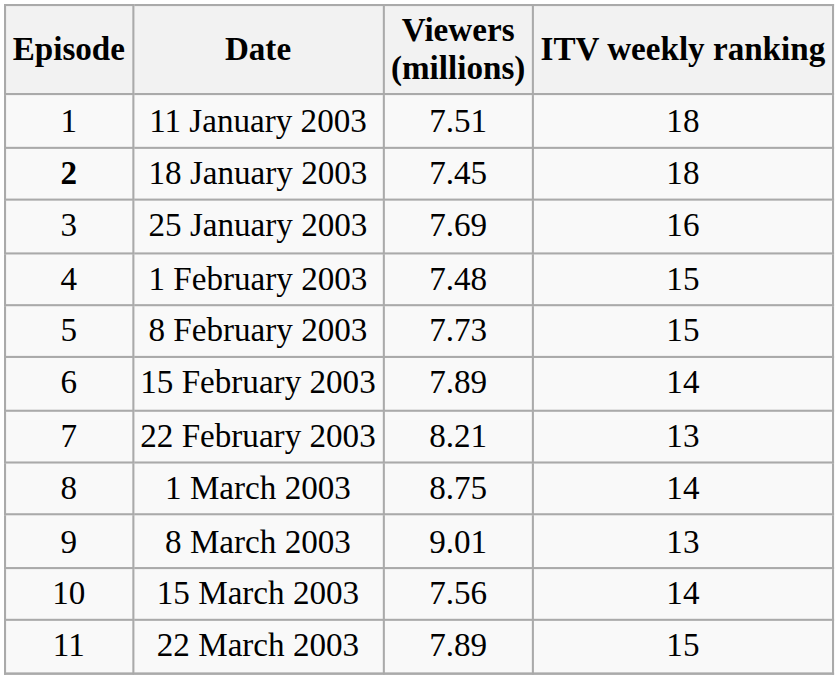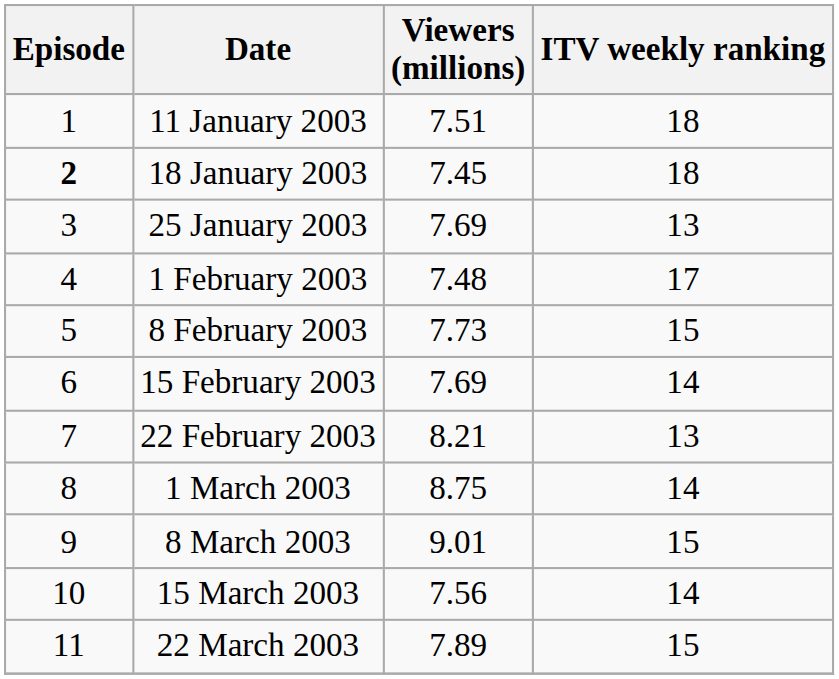(683, 225) 16 -> (683, 225) 13
(683, 278) 15 -> (683, 278) 17
(458, 383) 7.89 -> (458, 383) 7.69
(683, 540) 13 -> (683, 540) 15
